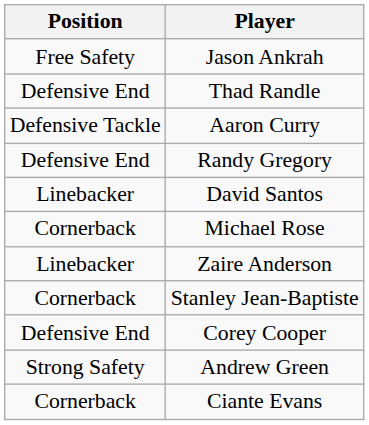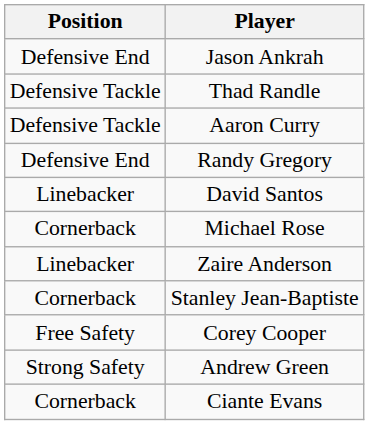(85, 56) Free Safety -> (85, 56) Defensive End
(85, 90) Defensive End -> (85, 90) Defensive Tackle
(85, 332) Defensive End -> (85, 332) Free Safety
